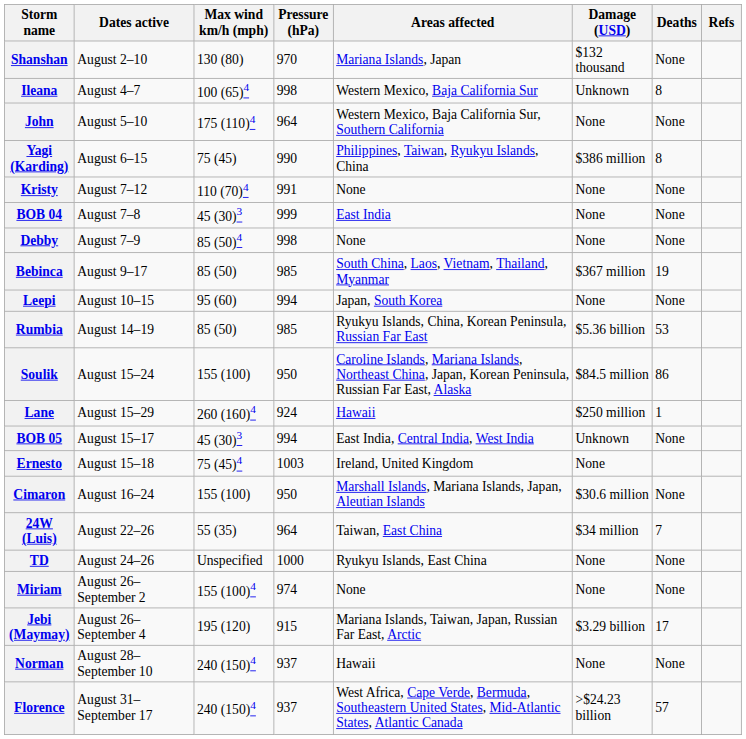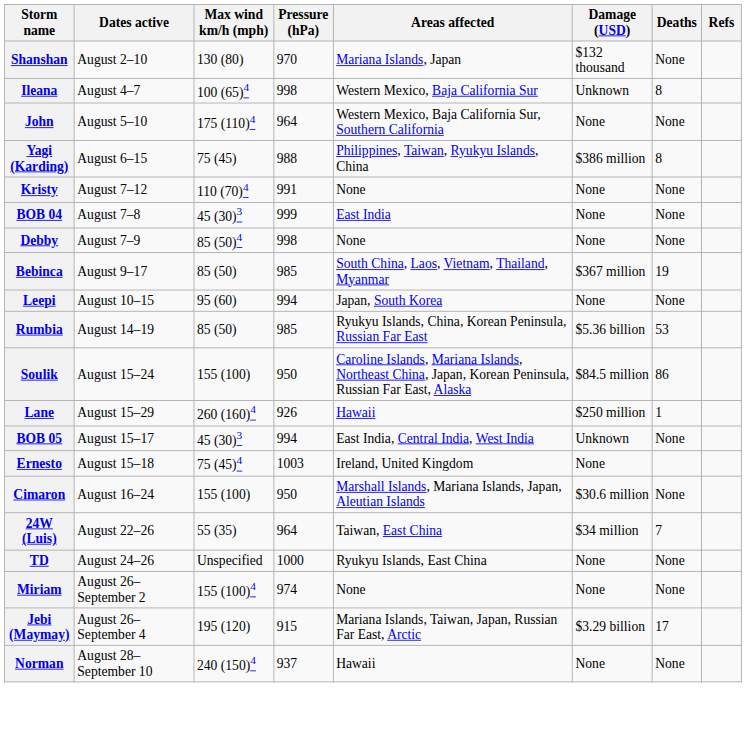(287, 158) 990 -> (287, 158) 988
(287, 413) 924 -> (287, 413) 926
- row: (39, 708)
